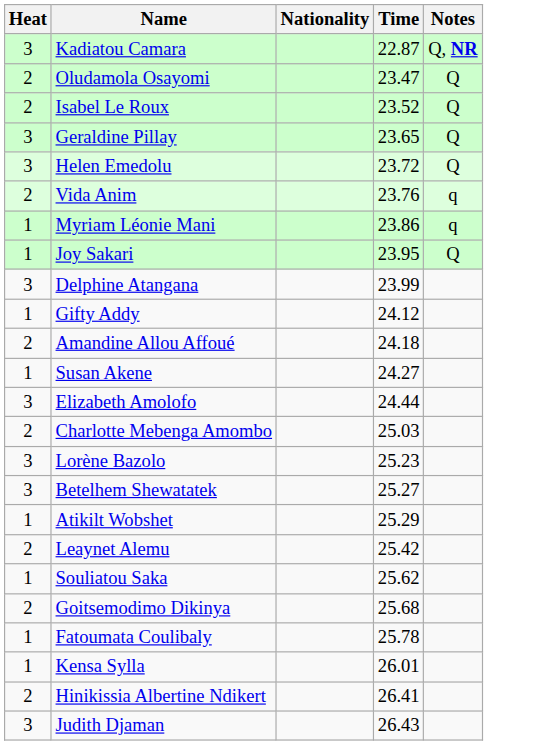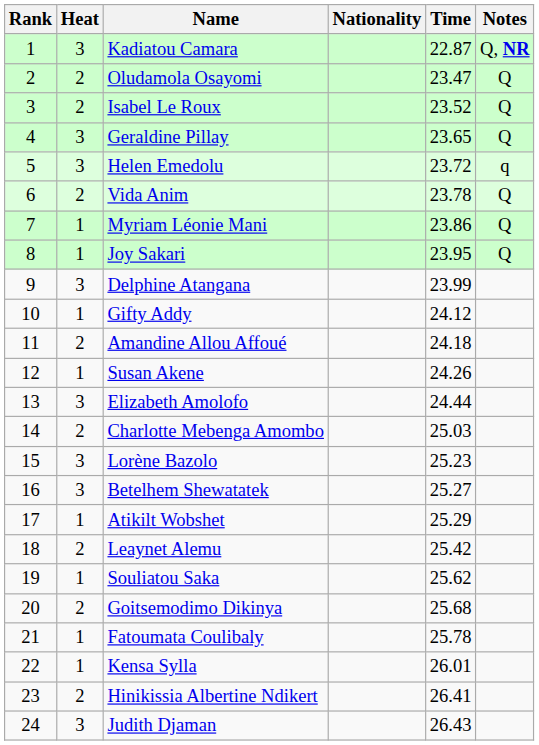+ column: (31, 19)
(453, 166) Q -> (505, 166) q
(399, 195) 23.76 -> (451, 195) 23.78
(453, 195) q -> (505, 195) Q
(453, 225) q -> (505, 225) Q
(399, 372) 24.27 -> (451, 372) 24.26
